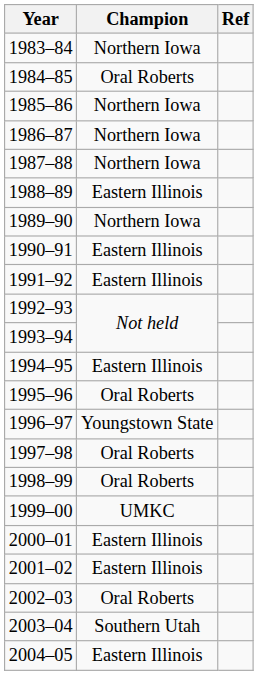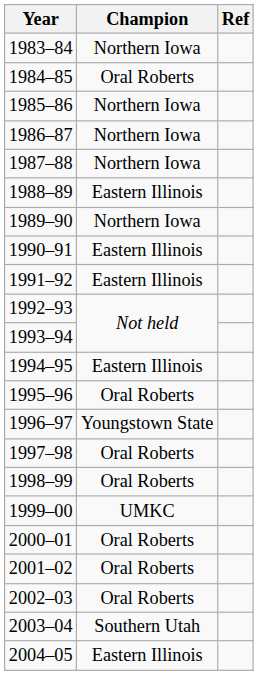(147, 539) Eastern Illinois -> (147, 539) Oral Roberts
(147, 568) Eastern Illinois -> (147, 568) Oral Roberts
